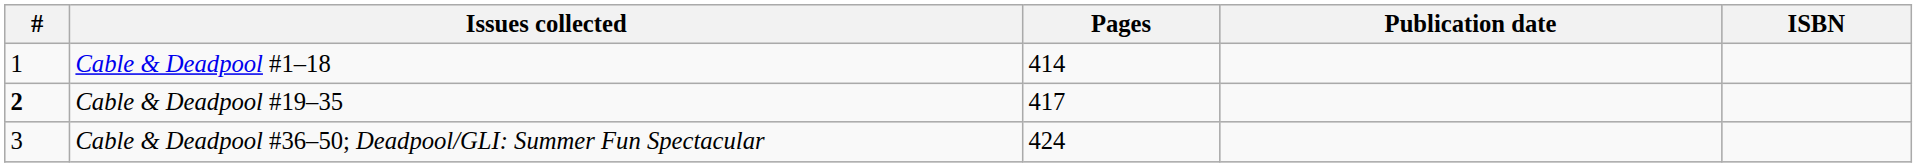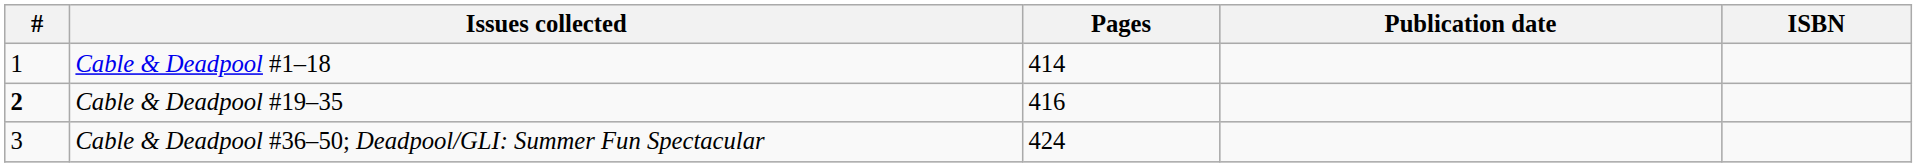(1047, 102) 417 -> (1047, 102) 416
